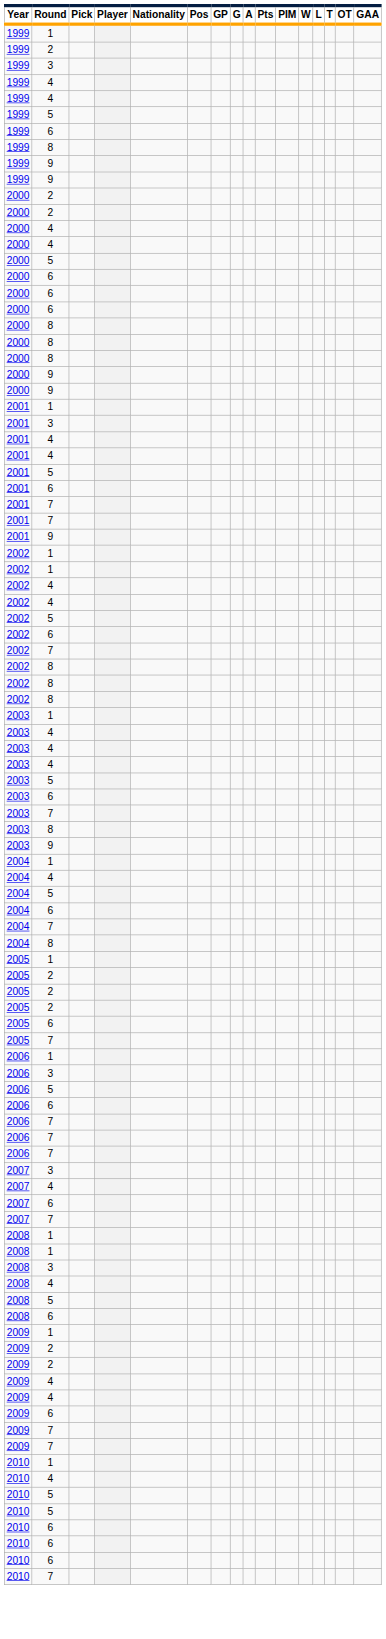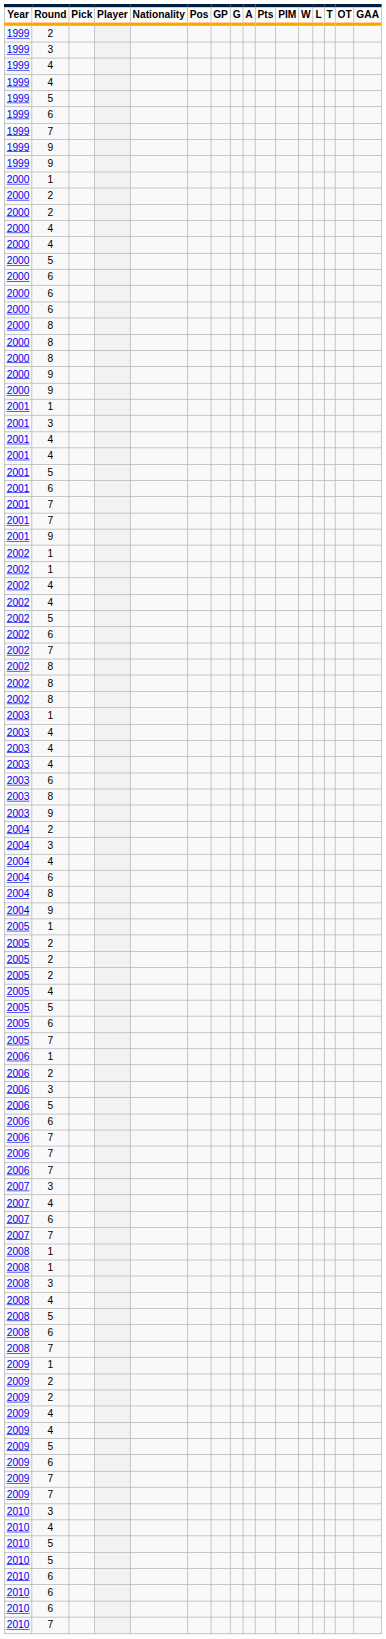- row: (18, 33)
+ row: (18, 131)
- row: (18, 147)
+ row: (18, 180)
- row: (18, 781)
- row: (18, 813)
- row: (18, 862)
+ row: (18, 829)
+ row: (18, 845)
- row: (18, 894)
- row: (18, 927)
+ row: (18, 910)
+ row: (18, 992)
+ row: (18, 1008)
+ row: (18, 1073)
+ row: (18, 1349)
+ row: (18, 1446)
- row: (18, 1463)
+ row: (18, 1511)
